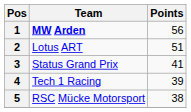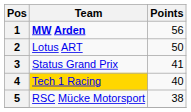(177, 47) 51 -> (177, 47) 50
(67, 81) no background -> (67, 81) gold background
(177, 81) 39 -> (177, 81) 40
